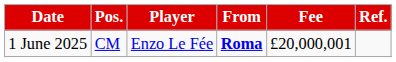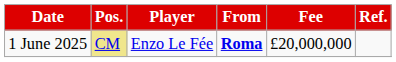(107, 43) no background -> (107, 43) khaki background
(311, 43) £20,000,001 -> (311, 43) £20,000,000
